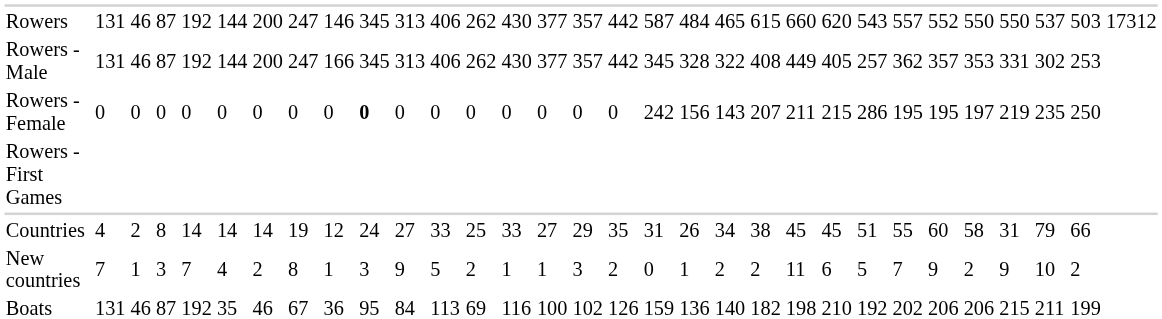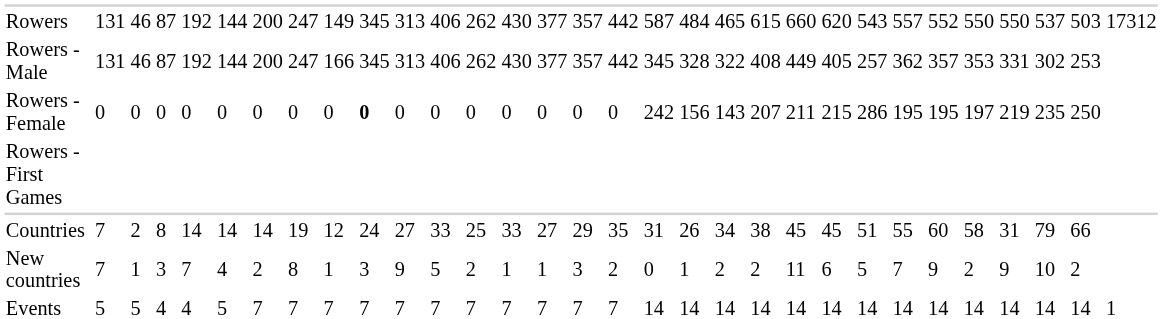(339, 21) 146 -> (339, 21) 149
(100, 230) 4 -> (100, 230) 7
+ row: (33, 308)
- row: (29, 308)
